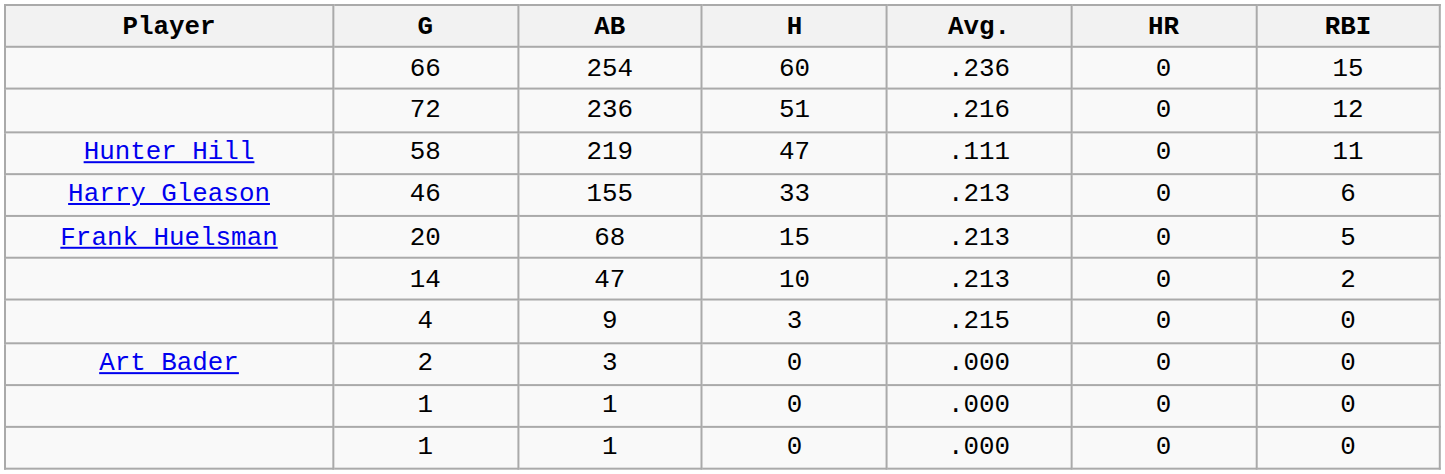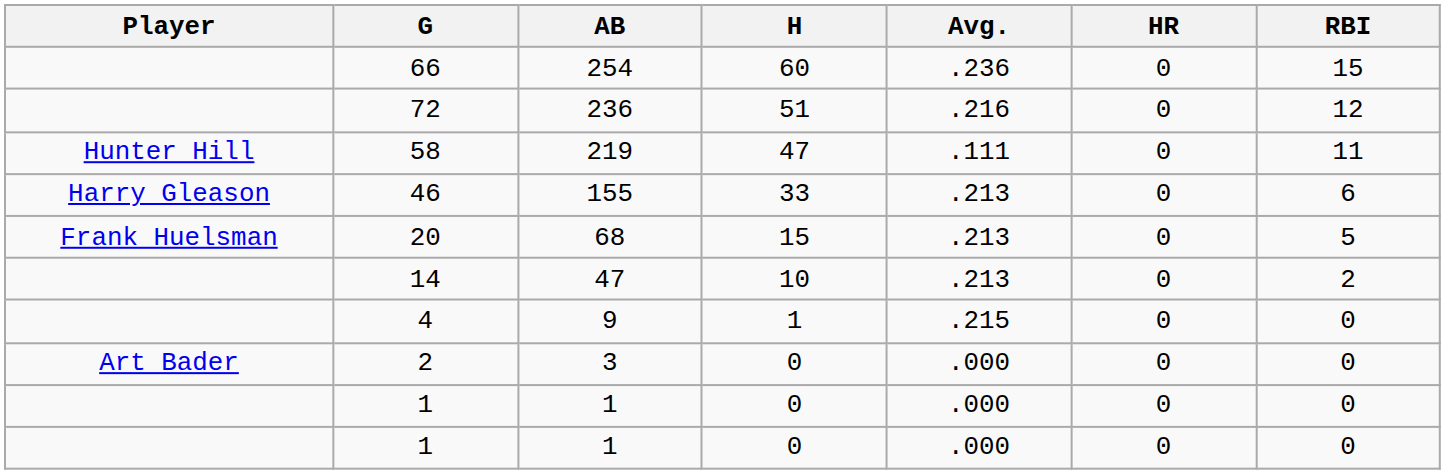(794, 321) 3 -> (794, 321) 1
